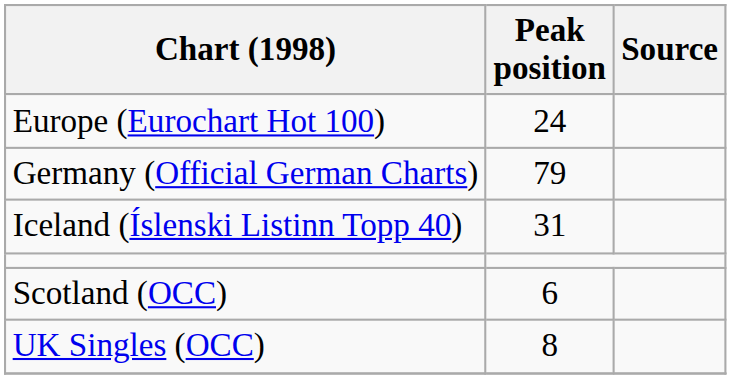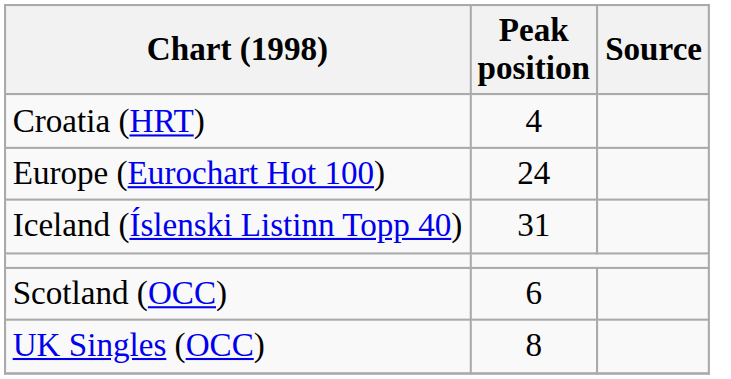+ row: (109, 120)
- row: (245, 173)
